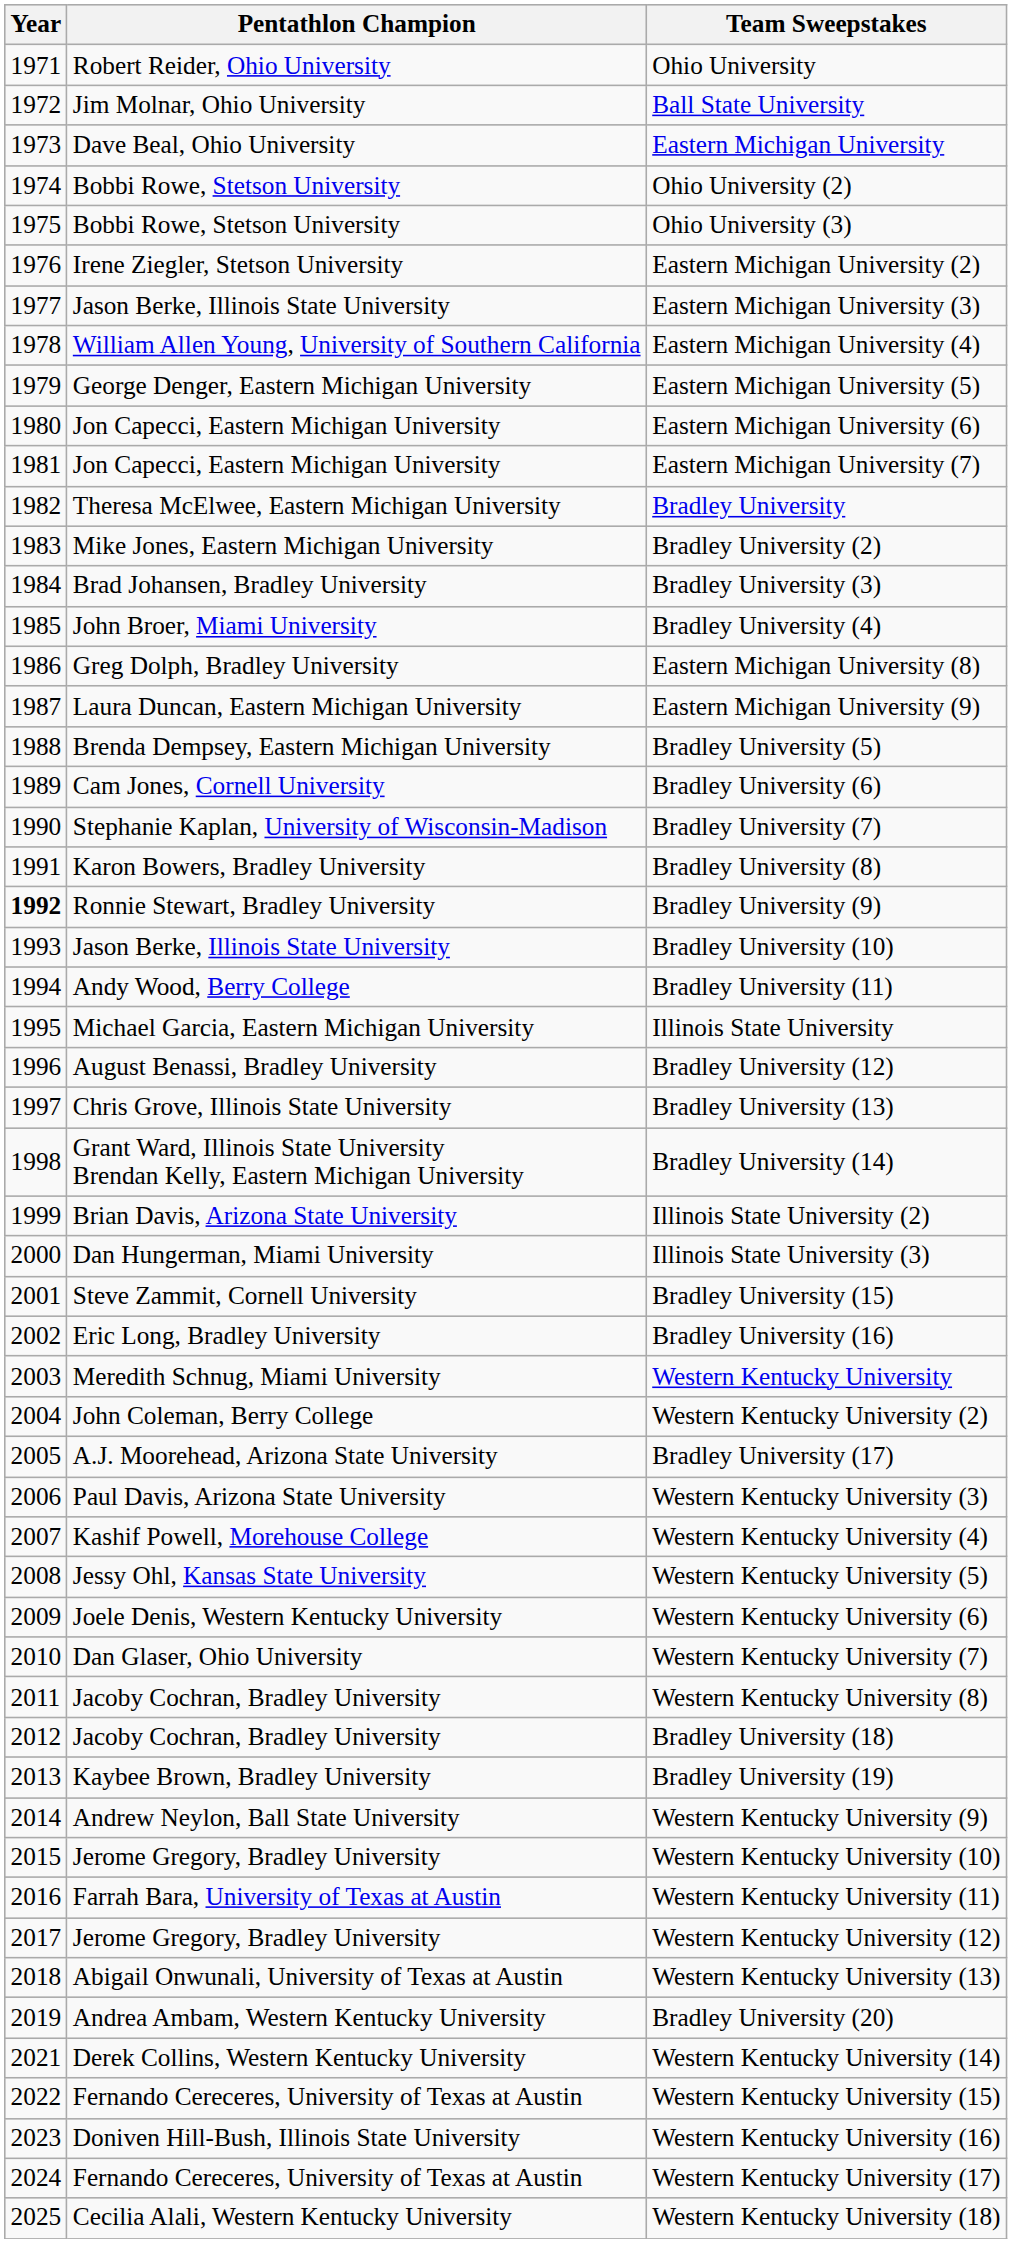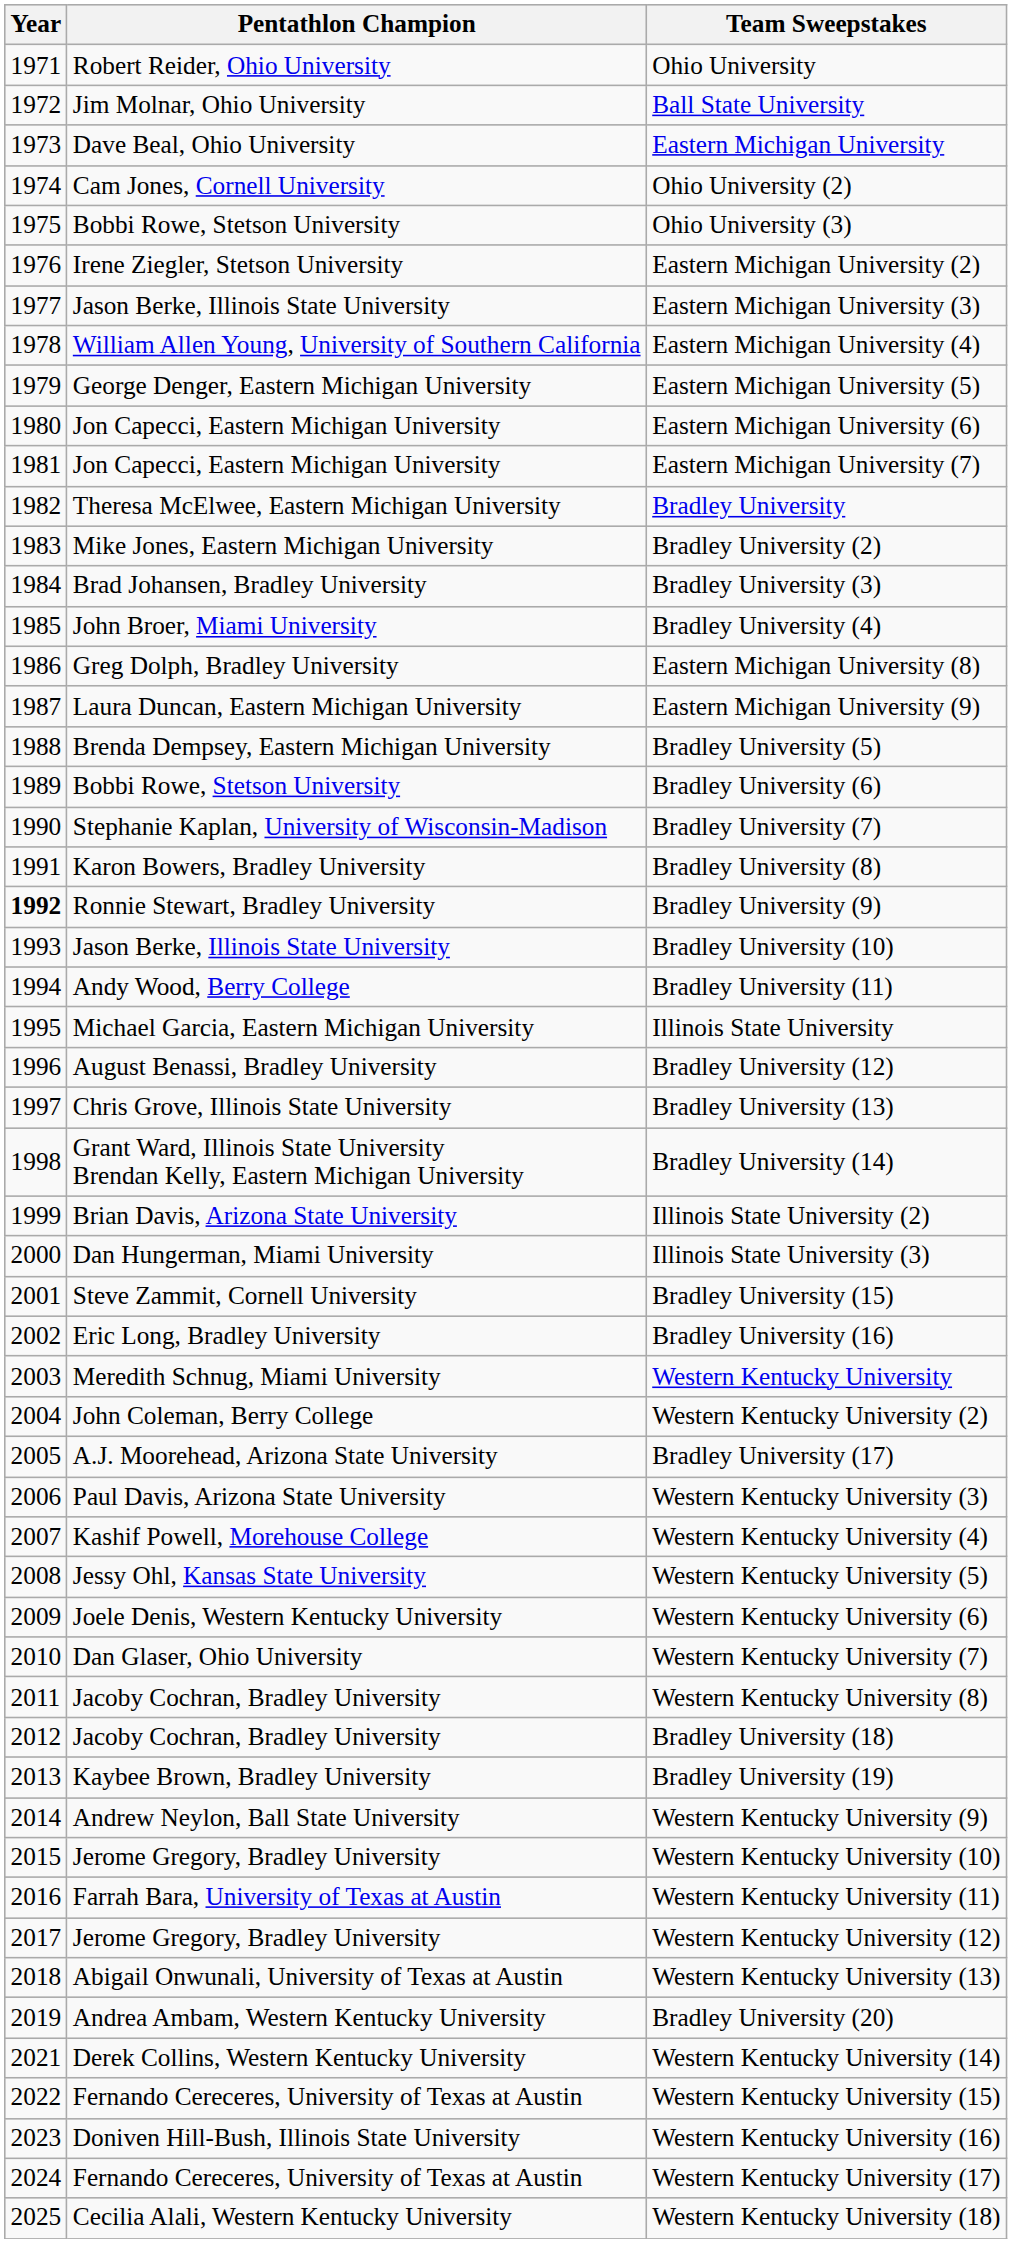(236, 184) Bobbi Rowe, Stetson University -> (229, 184) Cam Jones, Cornell University
(229, 786) Cam Jones, Cornell University -> (236, 786) Bobbi Rowe, Stetson University
